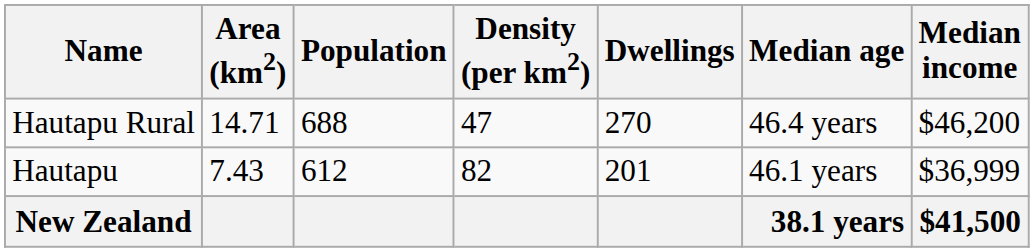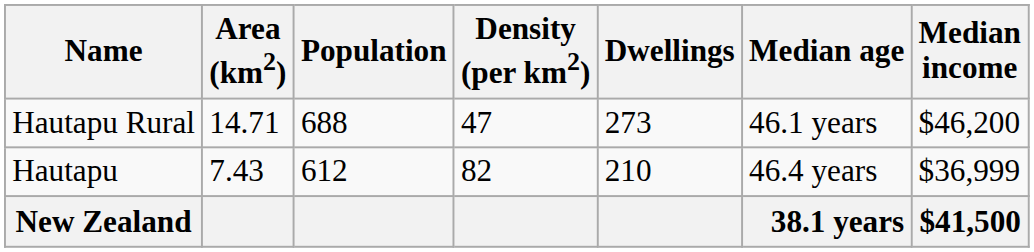(628, 122) 270 -> (628, 122) 273
(813, 122) 46.4 years -> (813, 122) 46.1 years
(628, 171) 201 -> (628, 171) 210
(813, 171) 46.1 years -> (813, 171) 46.4 years
